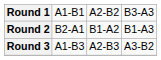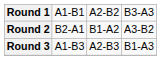(139, 30) B1-A3 -> (139, 30) A3-B2
(139, 47) A3-B2 -> (139, 47) B1-A3
